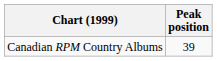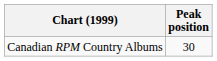(189, 46) 39 -> (189, 46) 30
